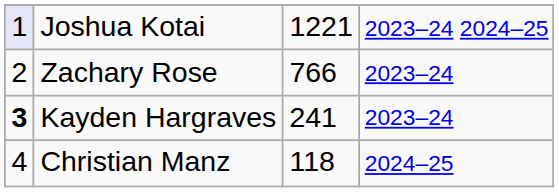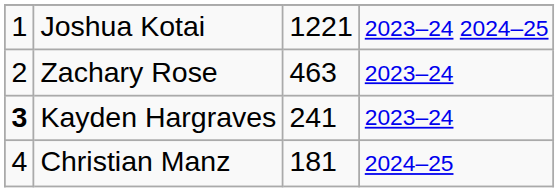(19, 27) lavender background -> (19, 27) no background
(313, 72) 766 -> (313, 72) 463
(312, 162) 118 -> (313, 162) 181
